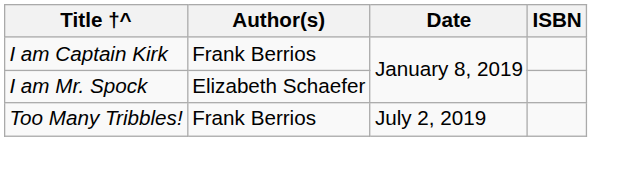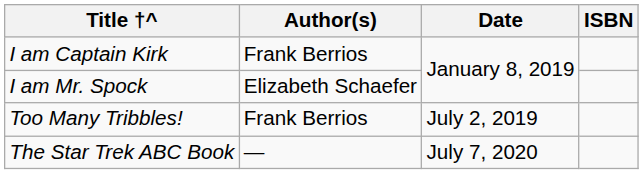+ row: (122, 151)
